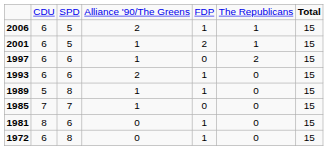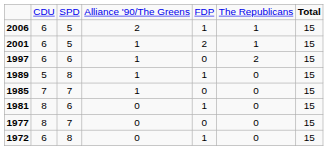- row: (18, 75)
+ row: (18, 122)
